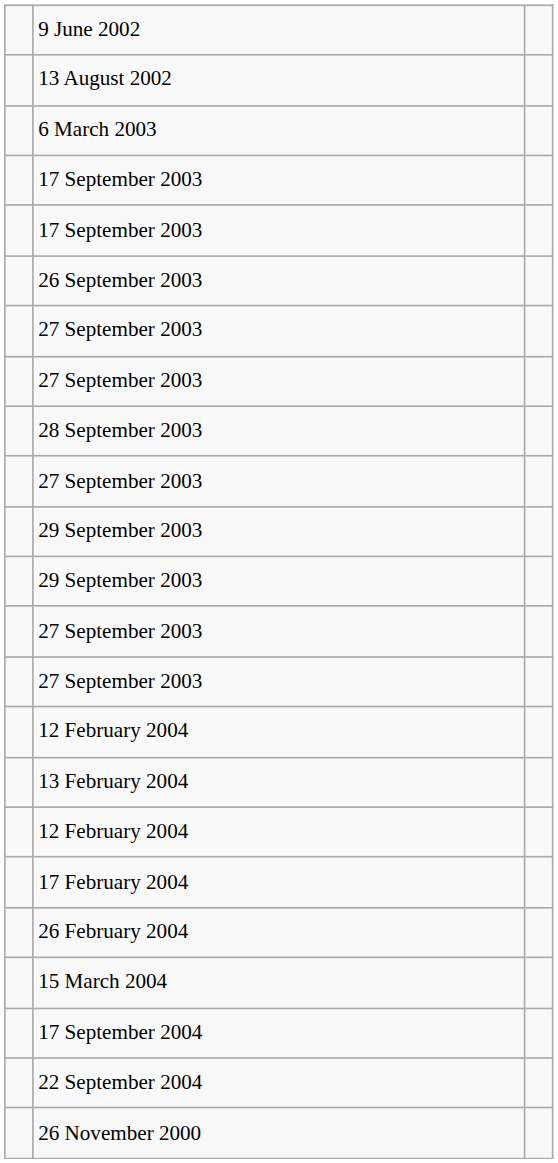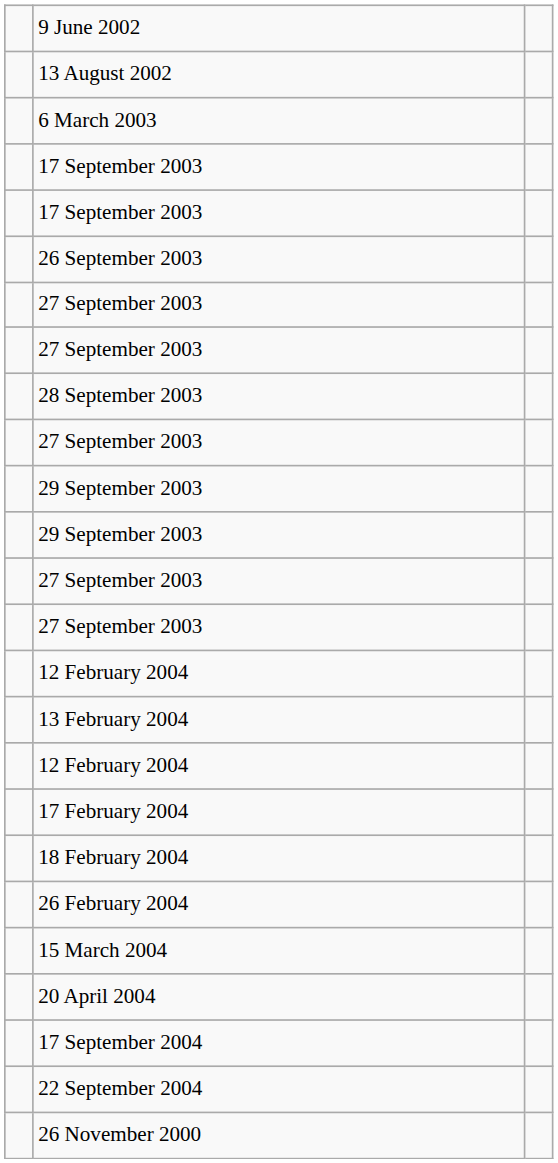+ row: (19, 858)
+ row: (19, 997)
